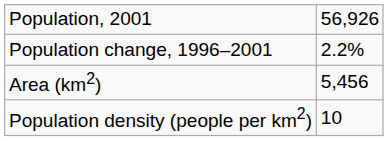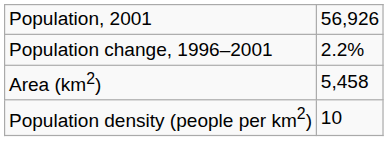(345, 82) 5,456 -> (345, 82) 5,458
